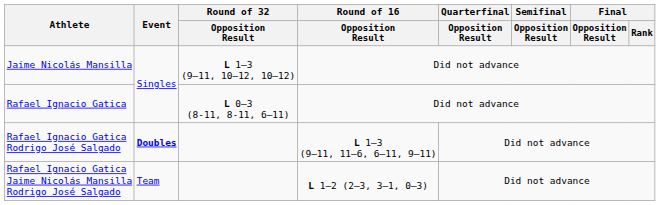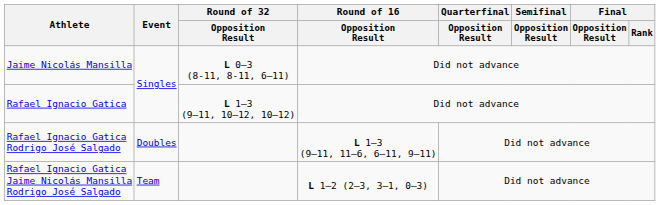(238, 70) L 1–3 (9–11, 10–12, 10–12) -> (238, 70) L 0–3 (8-11, 8-11, 6–11)
(238, 109) L 0–3 (8-11, 8-11, 6–11) -> (238, 109) L 1–3 (9–11, 10–12, 10–12)
(157, 142) bold -> (157, 142) normal
